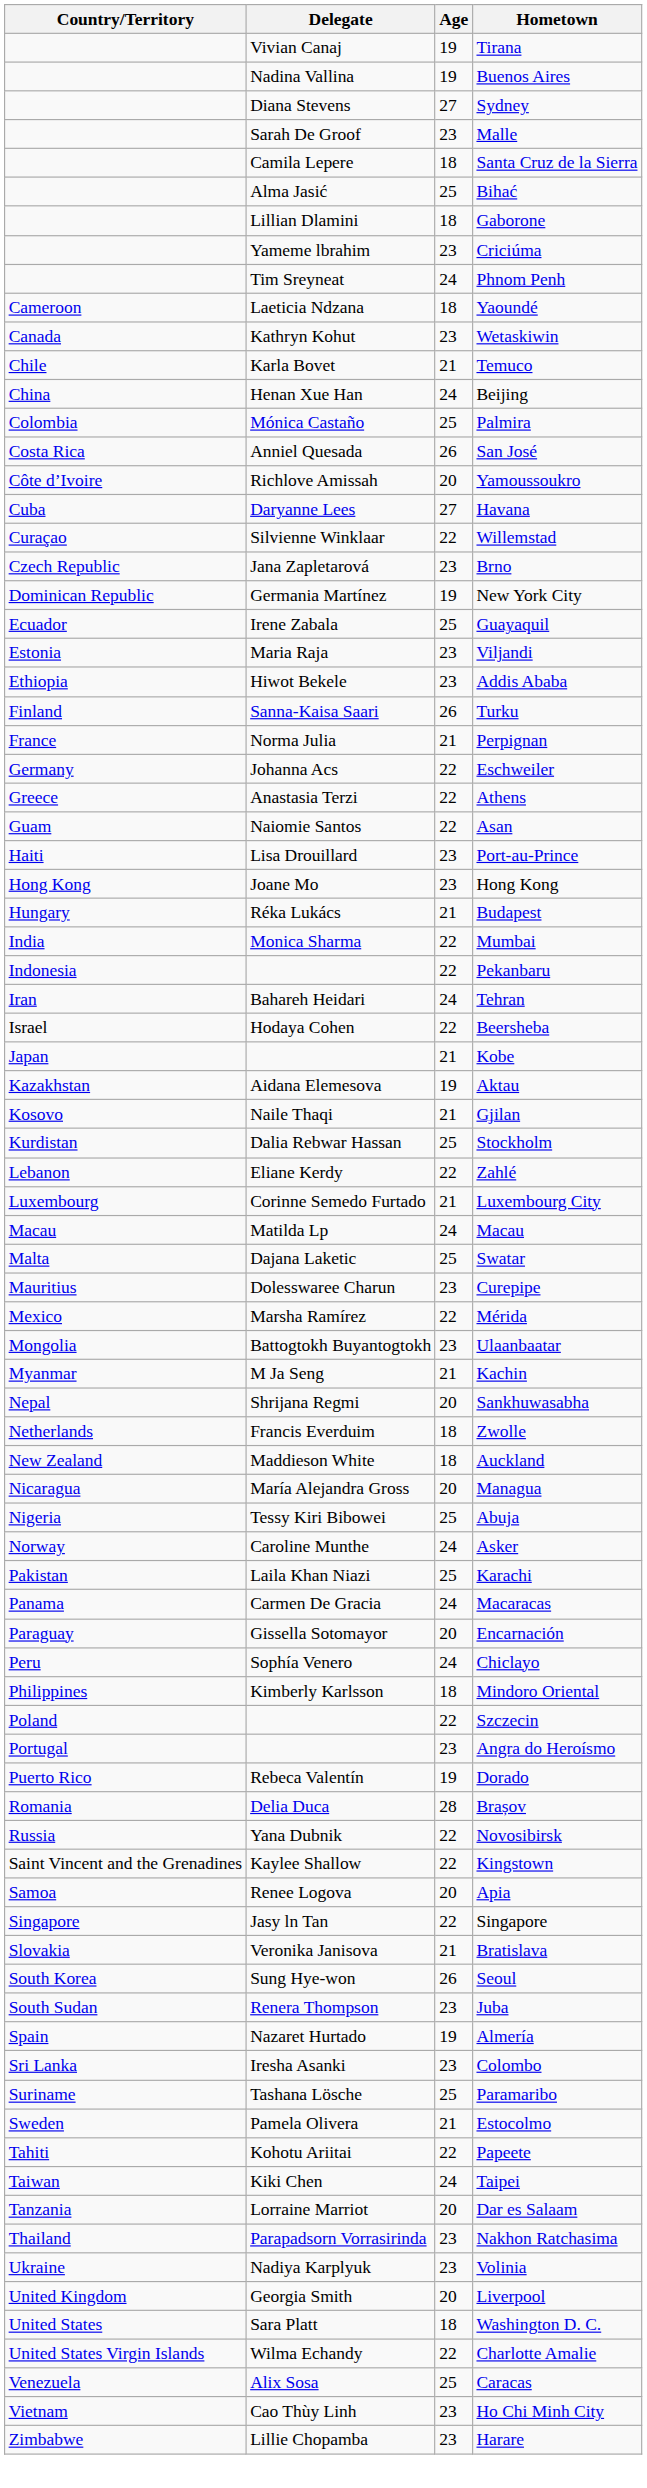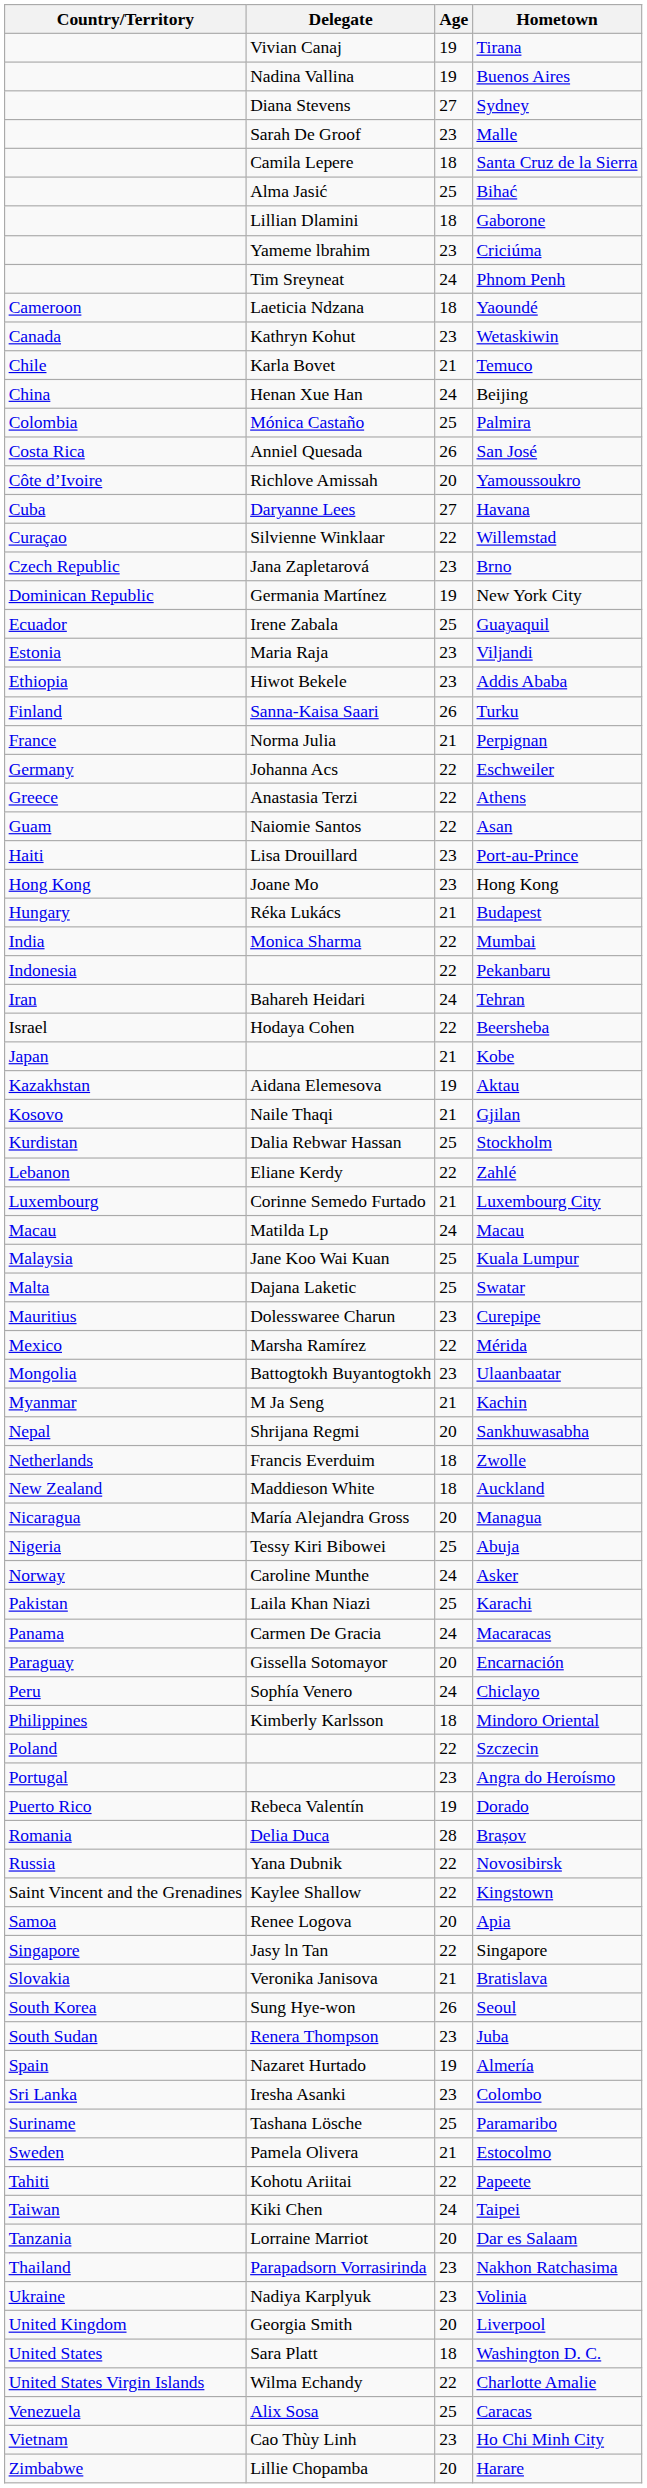+ row: (528, 1258)
(448, 2440) 23 -> (448, 2468) 20
